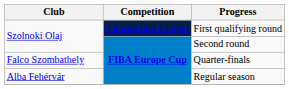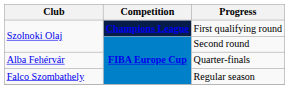(45, 60) Falco Szombathely -> (36, 60) Alba Fehérvár
(36, 76) Alba Fehérvár -> (45, 76) Falco Szombathely
